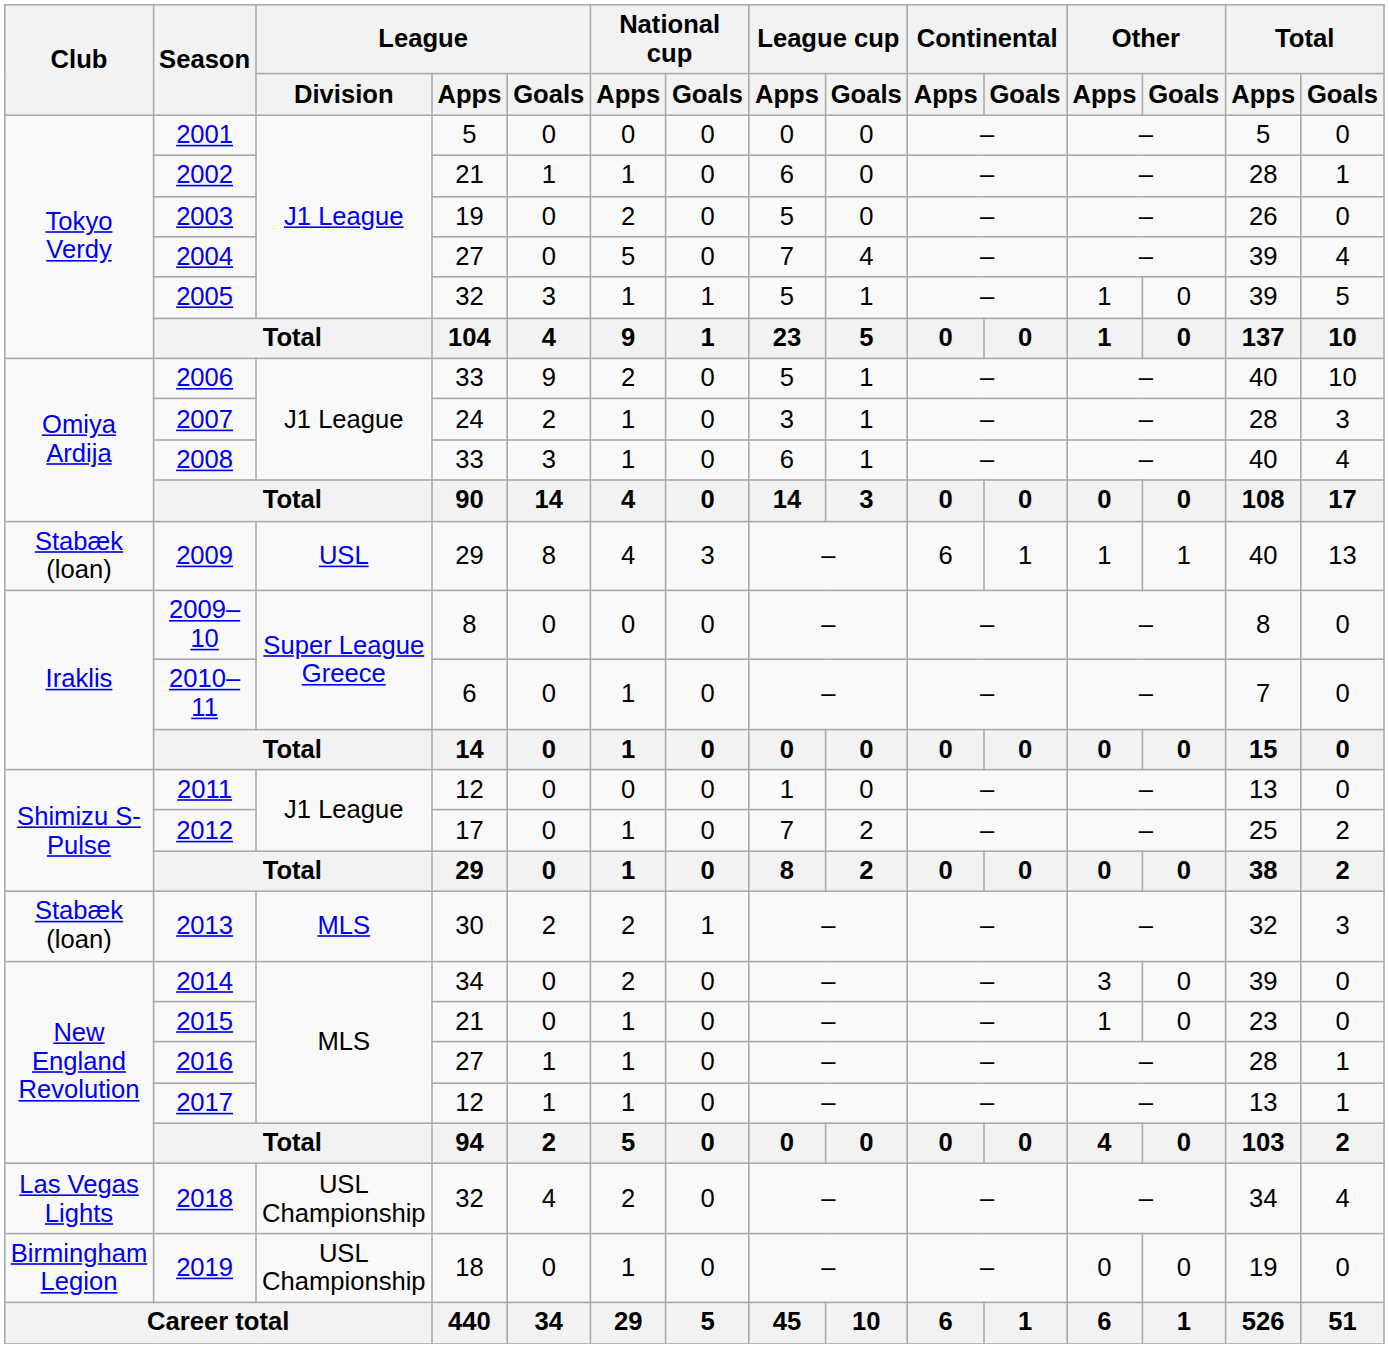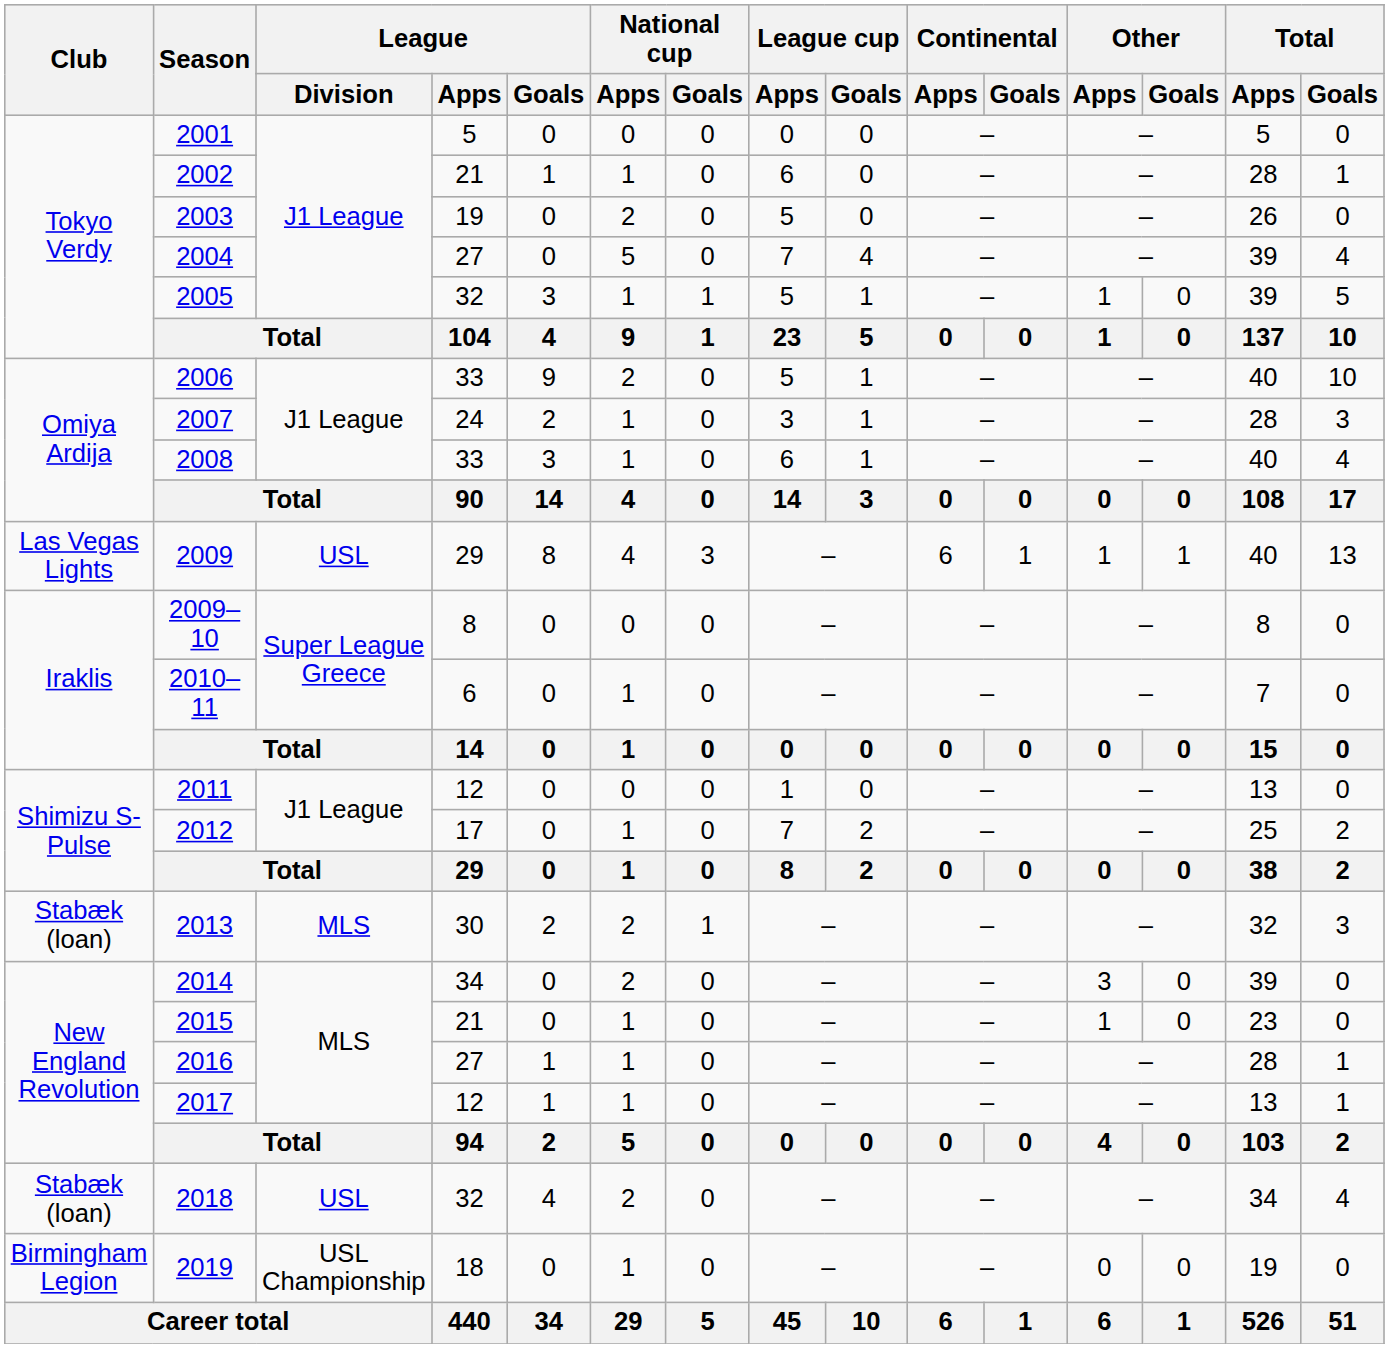(79, 555) Stabæk (loan) -> (79, 555) Las Vegas Lights
(79, 1198) Las Vegas Lights -> (79, 1198) Stabæk (loan)
(344, 1198) USL Championship -> (344, 1198) USL
